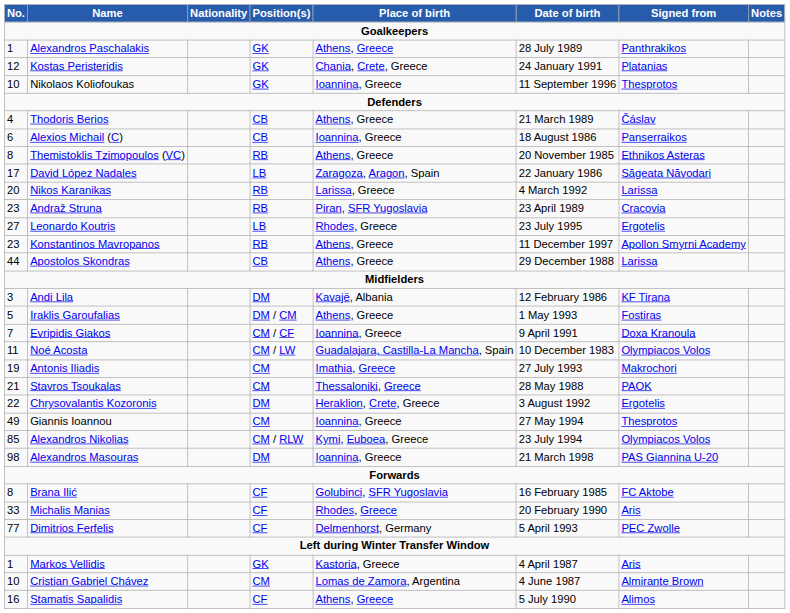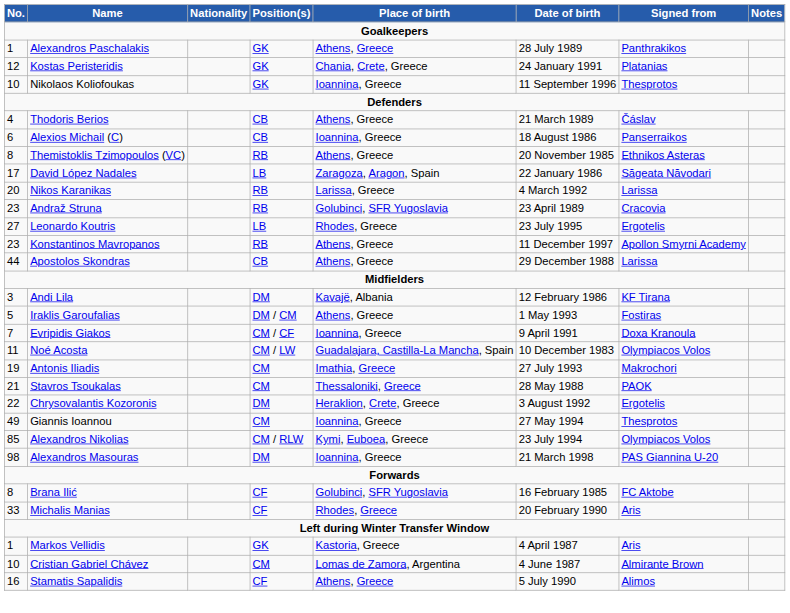(371, 208) Piran, SFR Yugoslavia -> (382, 208) Golubinci, SFR Yugoslavia
- row: (72, 528)
